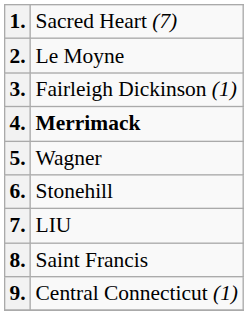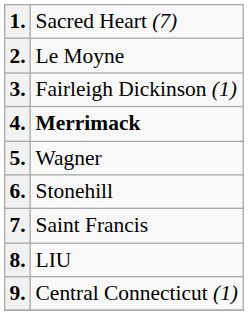(53, 225) LIU -> (92, 225) Saint Francis
(92, 259) Saint Francis -> (53, 259) LIU
